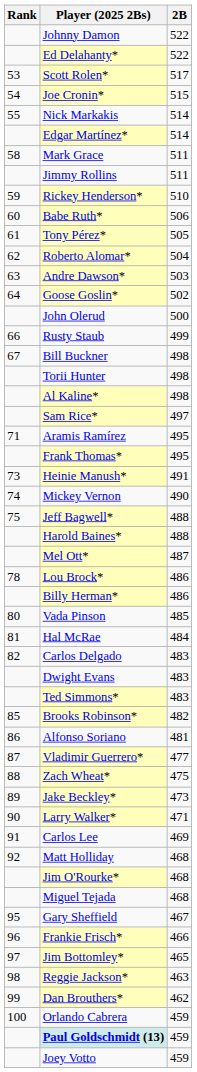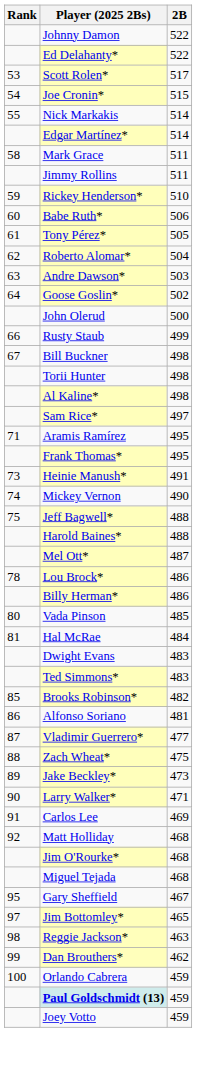- row: (82, 656)
- row: (82, 937)
